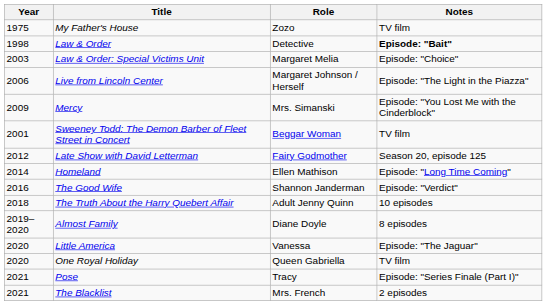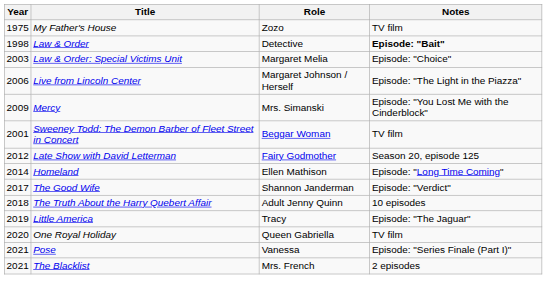(18, 187) 2016 -> (18, 187) 2017
- row: (86, 224)
(18, 245) 2020 -> (18, 218) 2019
(291, 245) Vanessa -> (274, 218) Tracy
(285, 277) Tracy -> (281, 250) Vanessa
